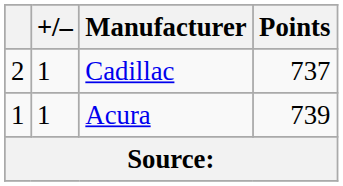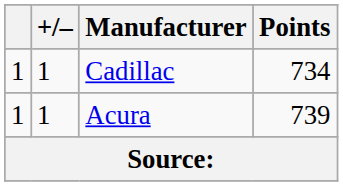(18, 70) 2 -> (18, 70) 1
(310, 70) 737 -> (310, 70) 734
